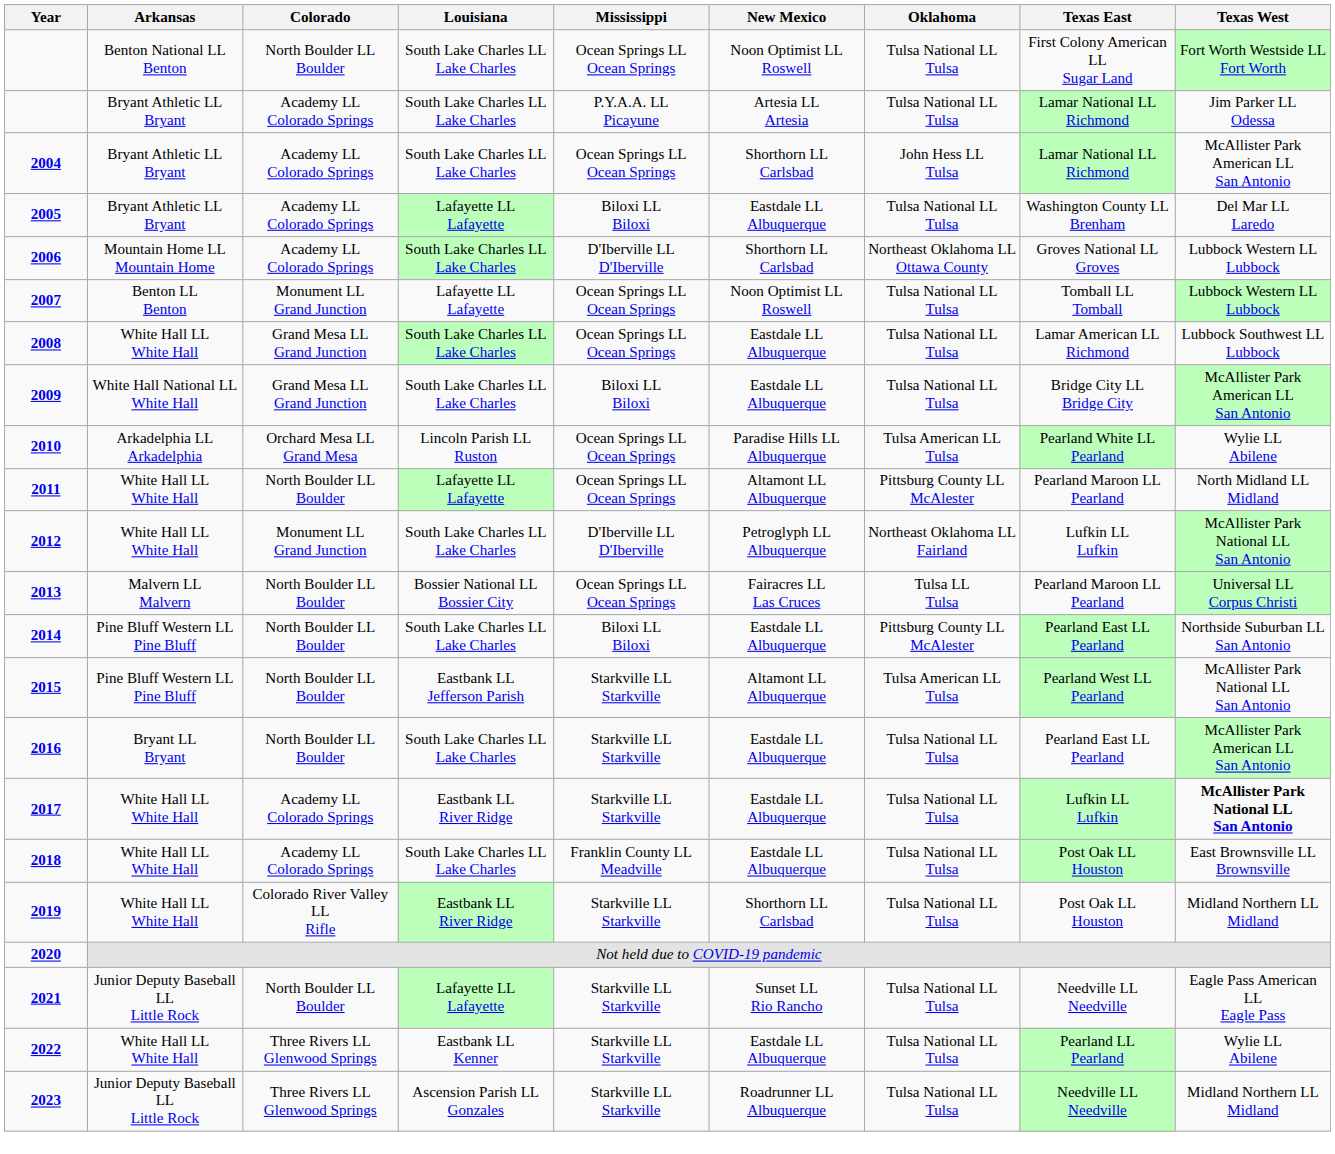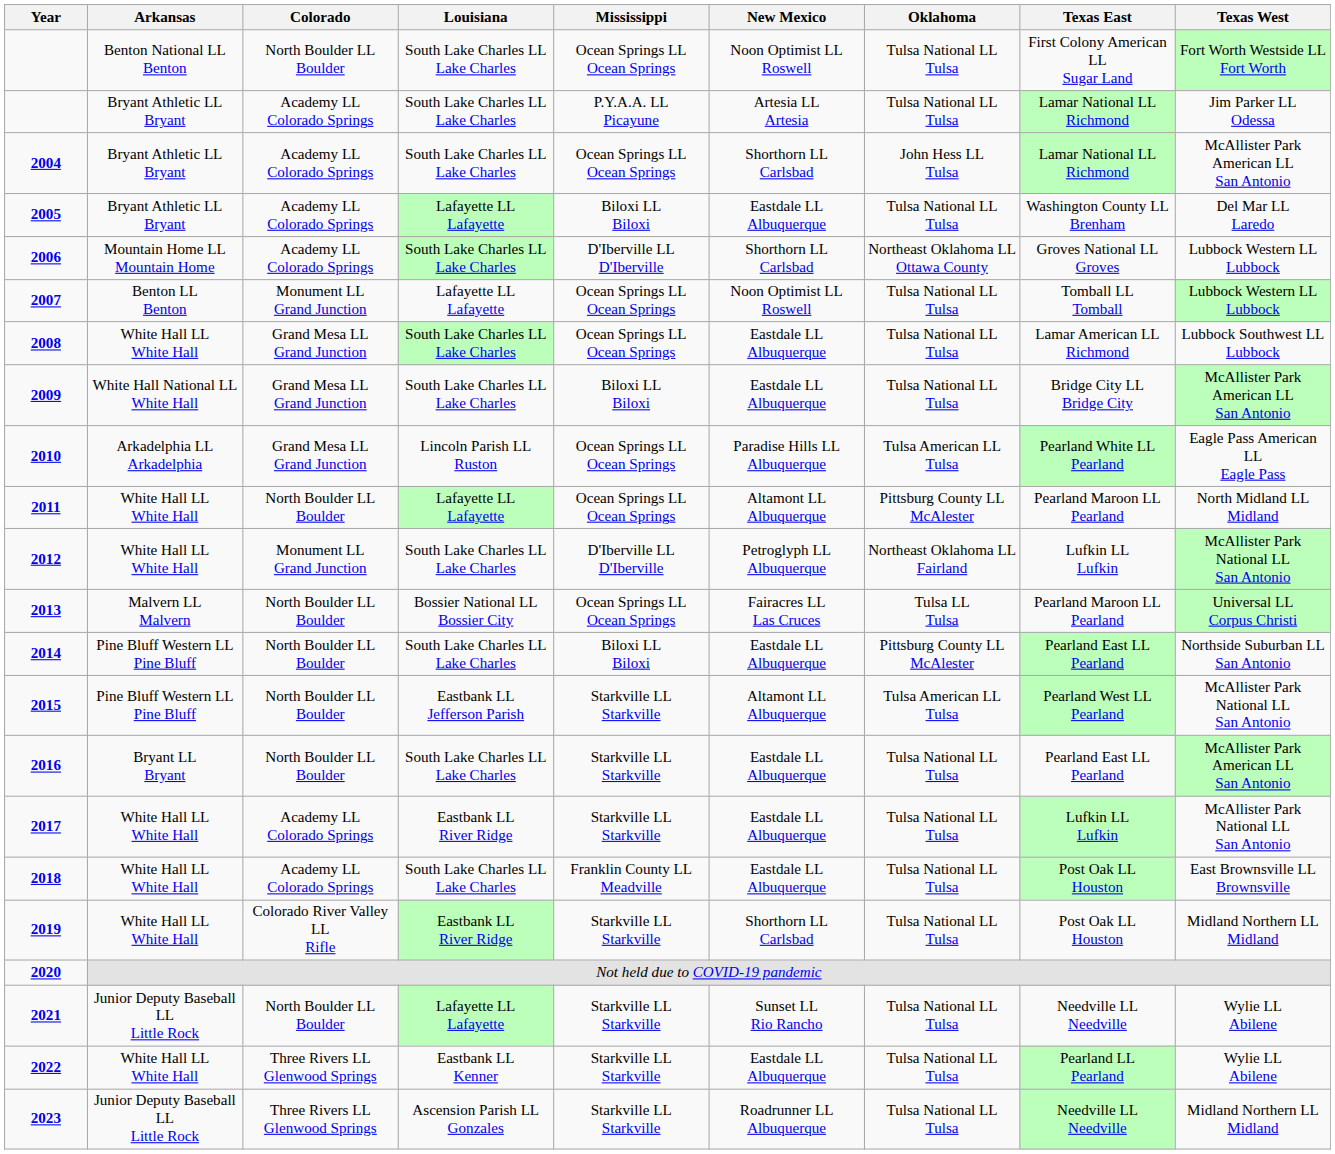(320, 447) Orchard Mesa LL Grand Mesa -> (320, 455) Grand Mesa LL Grand Junction
(1253, 447) Wylie LL Abilene -> (1253, 455) Eagle Pass American LL Eagle Pass
(1253, 809) bold -> (1253, 826) normal
(1253, 998) Eagle Pass American LL Eagle Pass -> (1253, 1015) Wylie LL Abilene
